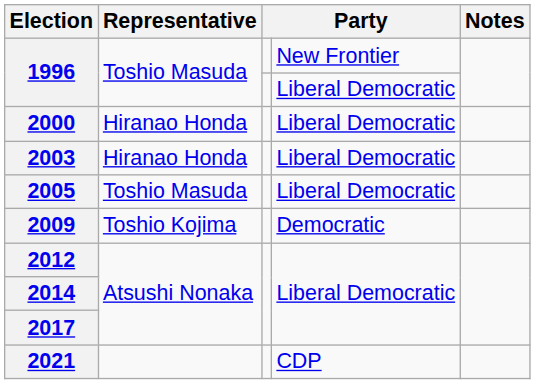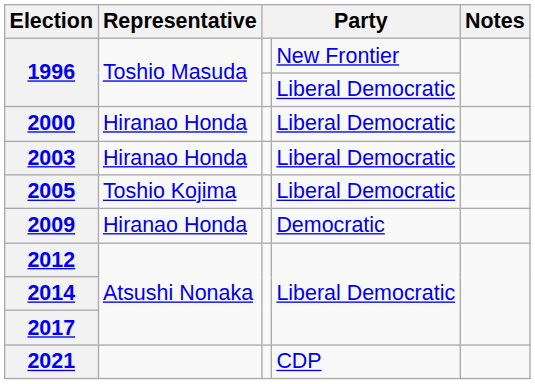(175, 191) Toshio Masuda -> (170, 191) Toshio Kojima
(170, 225) Toshio Kojima -> (175, 225) Hiranao Honda
